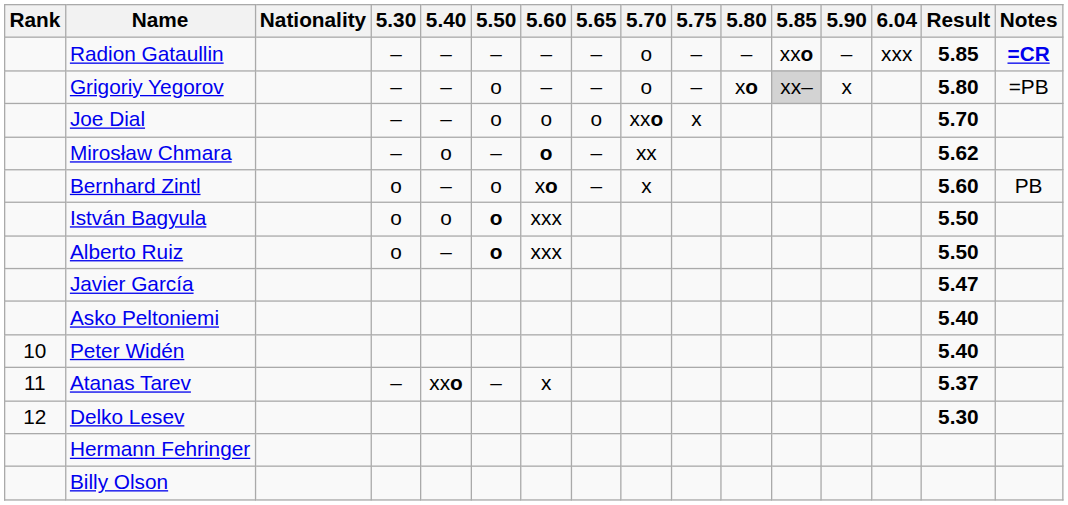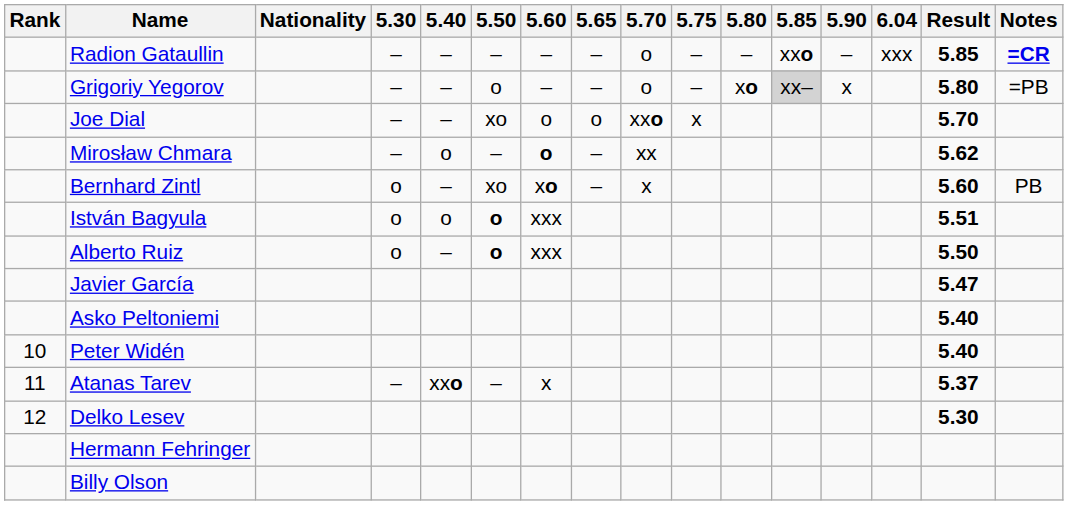(496, 119) o -> (496, 119) xo
(496, 185) o -> (496, 185) xo
(958, 218) 5.50 -> (958, 218) 5.51
